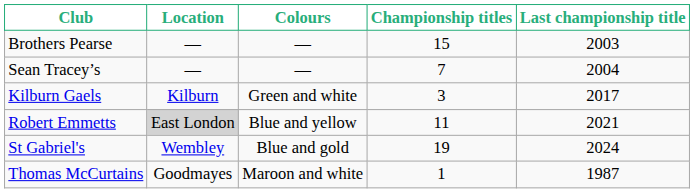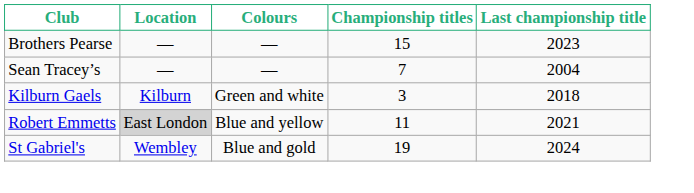(603, 43) 2003 -> (563, 43) 2023
(603, 95) 2017 -> (563, 95) 2018
- row: (76, 174)
